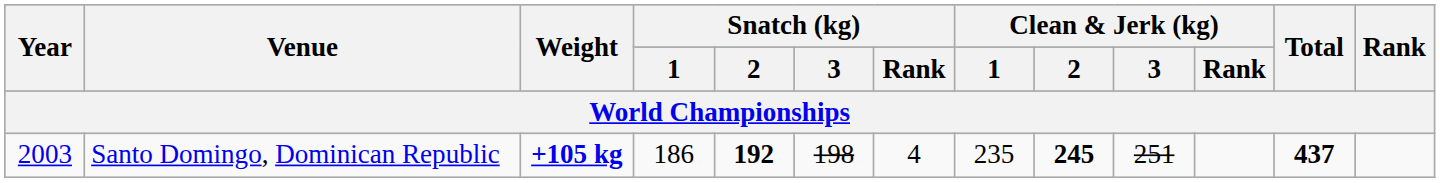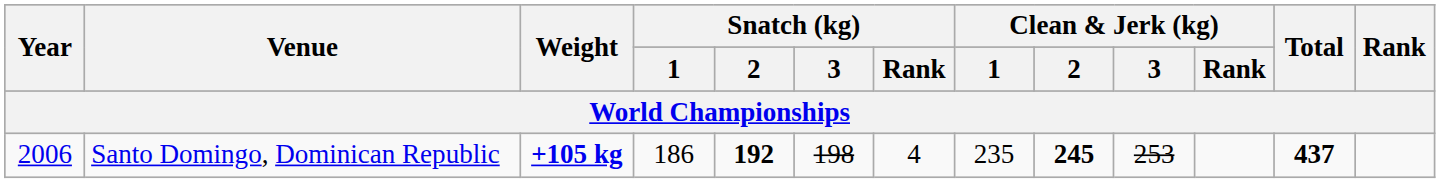(45, 154) 2003 -> (45, 154) 2006
(1154, 154) 251 -> (1154, 154) 253
